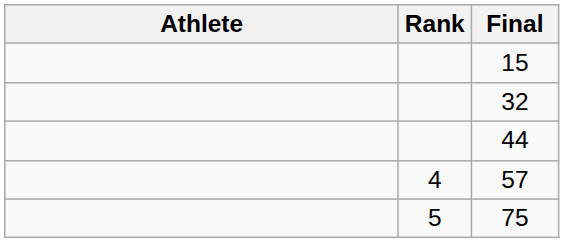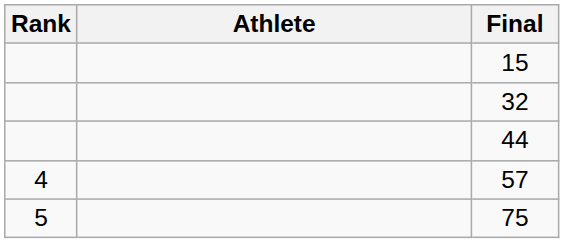columns swapped: (435, 23) <-> (202, 23)
